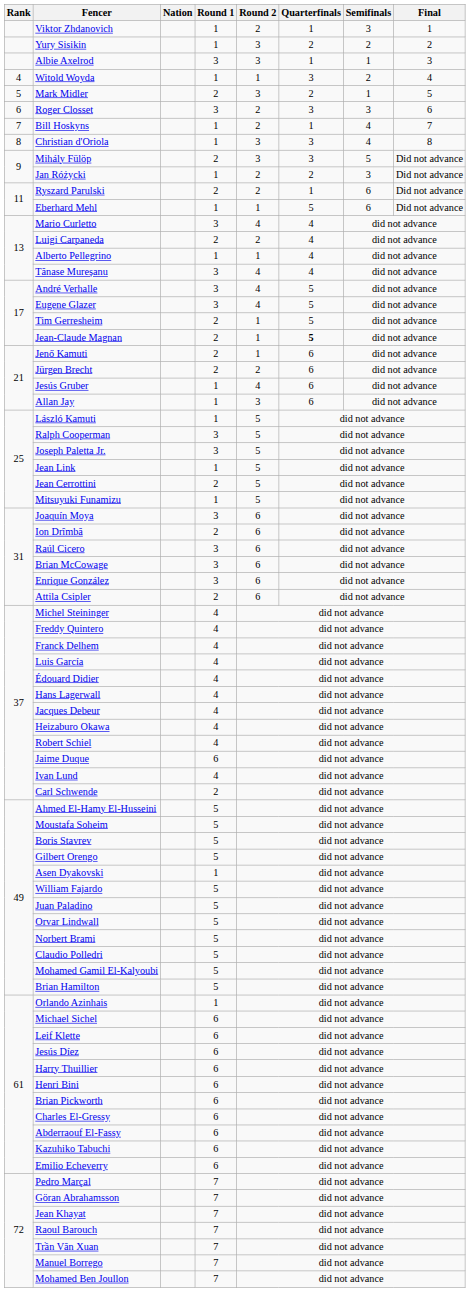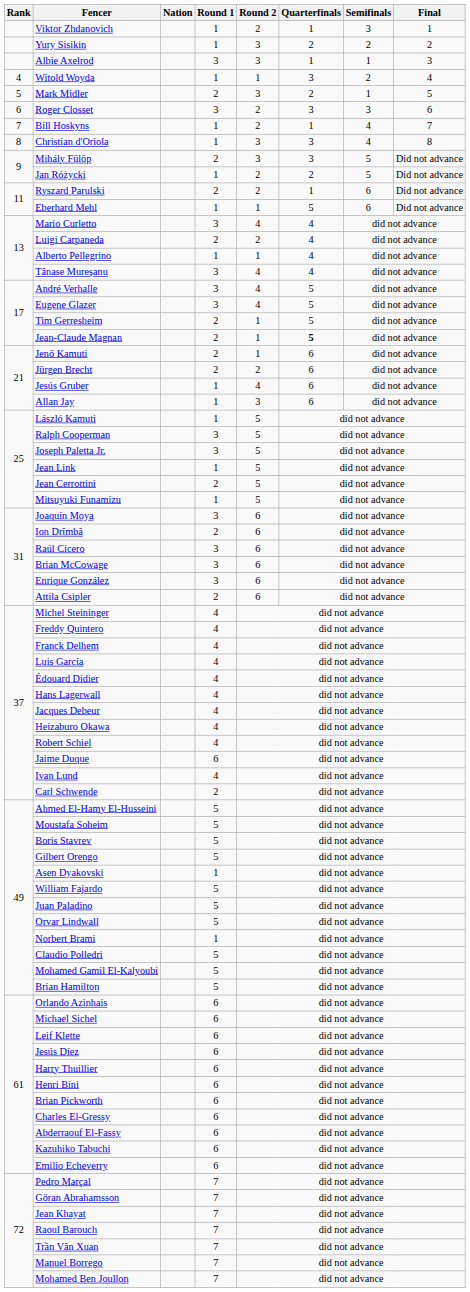(368, 175) 3 -> (368, 175) 5
(216, 938) 5 -> (216, 938) 1
(216, 1003) 1 -> (216, 1003) 6
